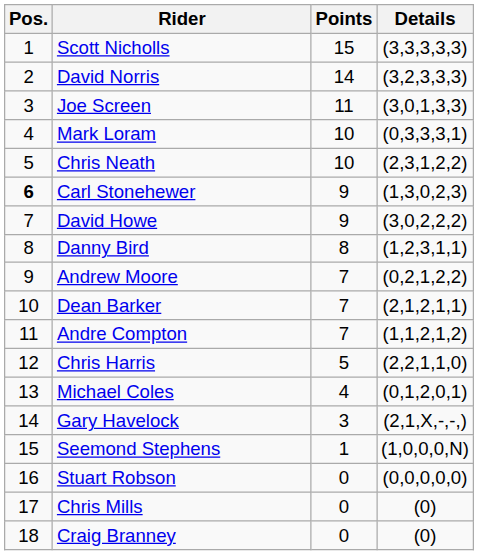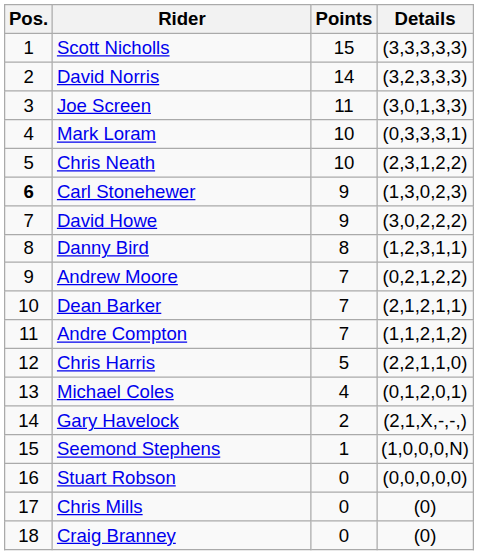(344, 420) 3 -> (344, 420) 2
